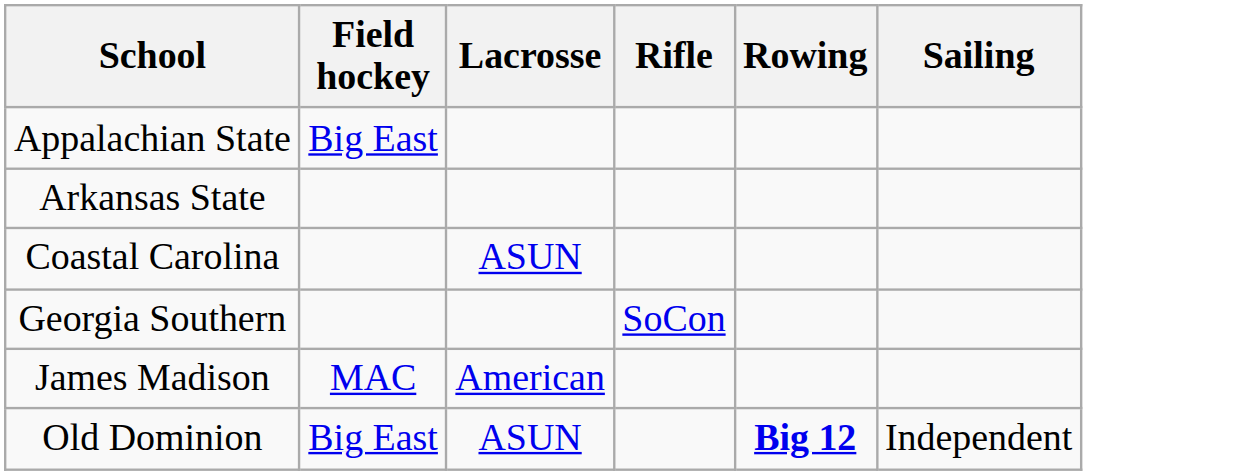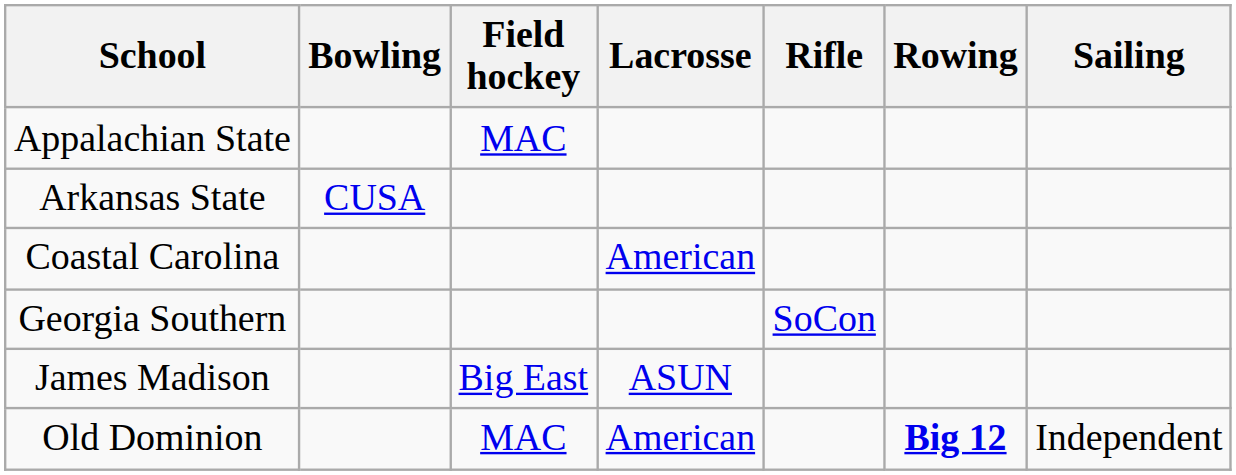+ column: (375, 55)
(373, 137) Big East -> (523, 137) MAC
(530, 257) ASUN -> (680, 257) American
(373, 377) MAC -> (523, 377) Big East
(530, 377) American -> (680, 377) ASUN
(373, 438) Big East -> (523, 438) MAC
(530, 438) ASUN -> (680, 438) American
